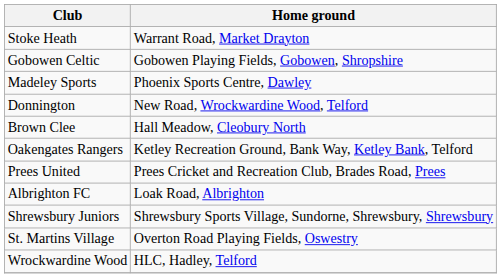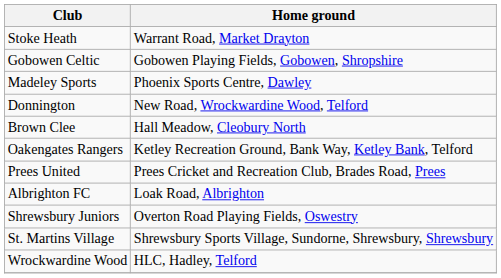(313, 216) Shrewsbury Sports Village, Sundorne, Shrewsbury, Shrewsbury -> (246, 216) Overton Road Playing Fields, Oswestry
(246, 238) Overton Road Playing Fields, Oswestry -> (313, 238) Shrewsbury Sports Village, Sundorne, Shrewsbury, Shrewsbury
